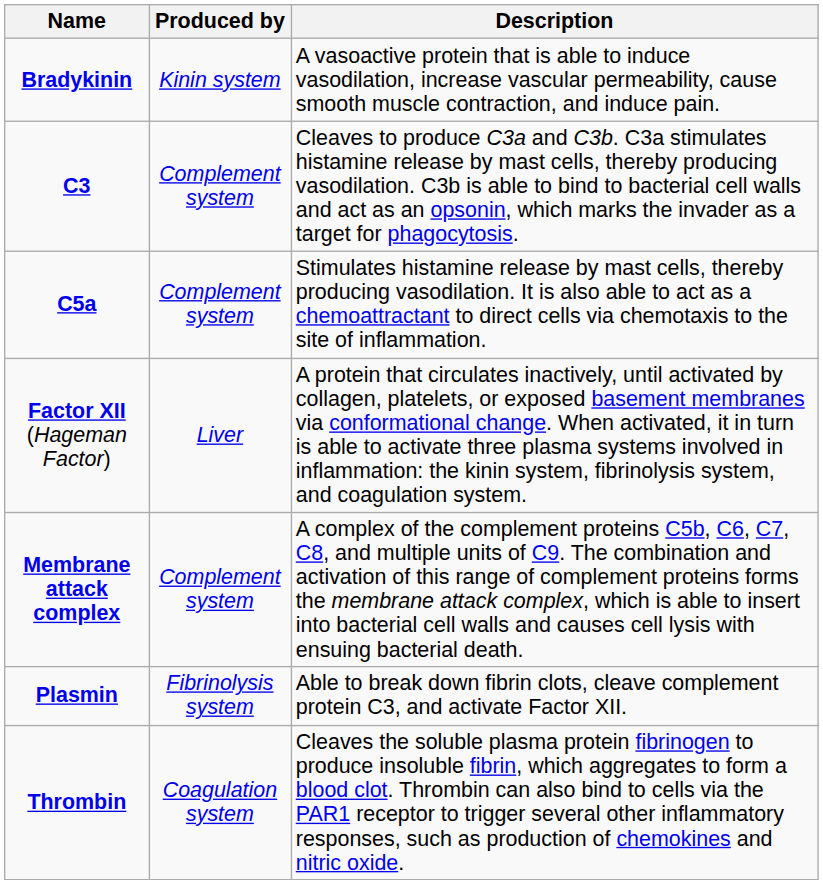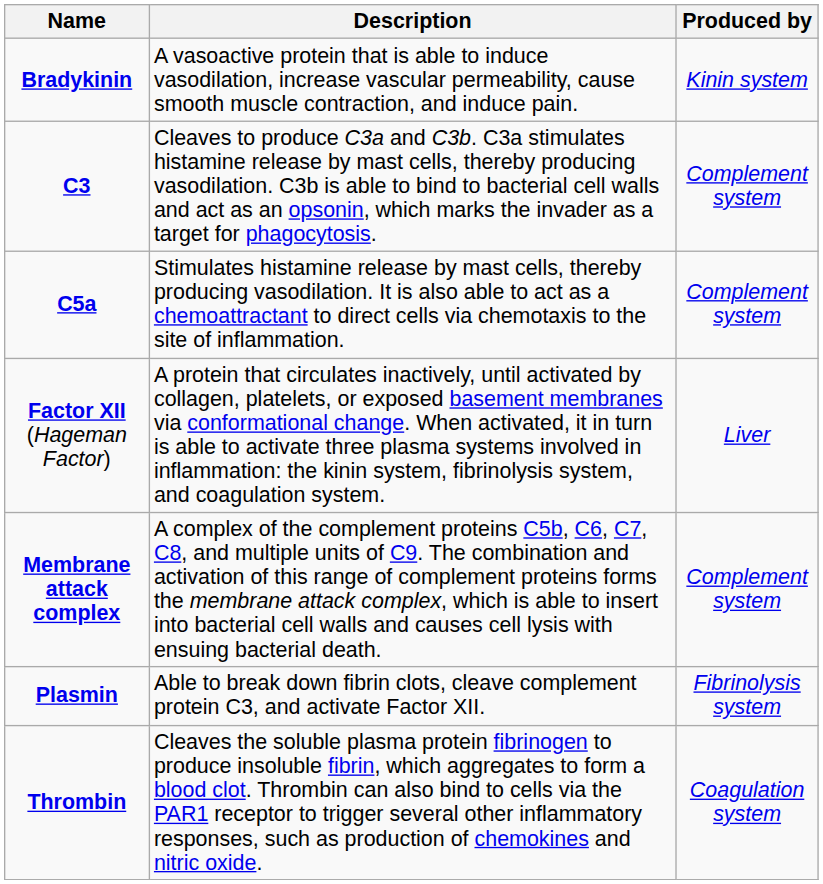columns swapped: (220, 21) <-> (554, 21)
